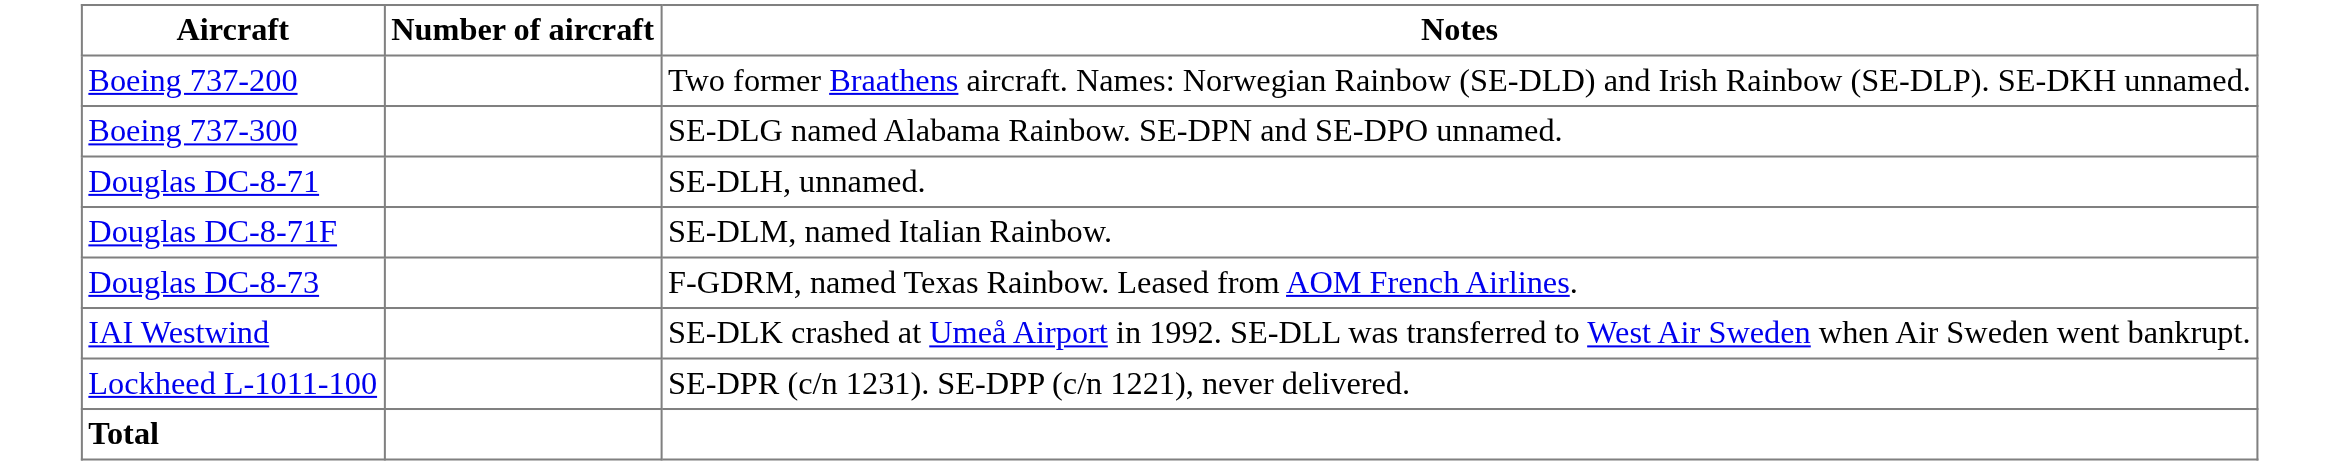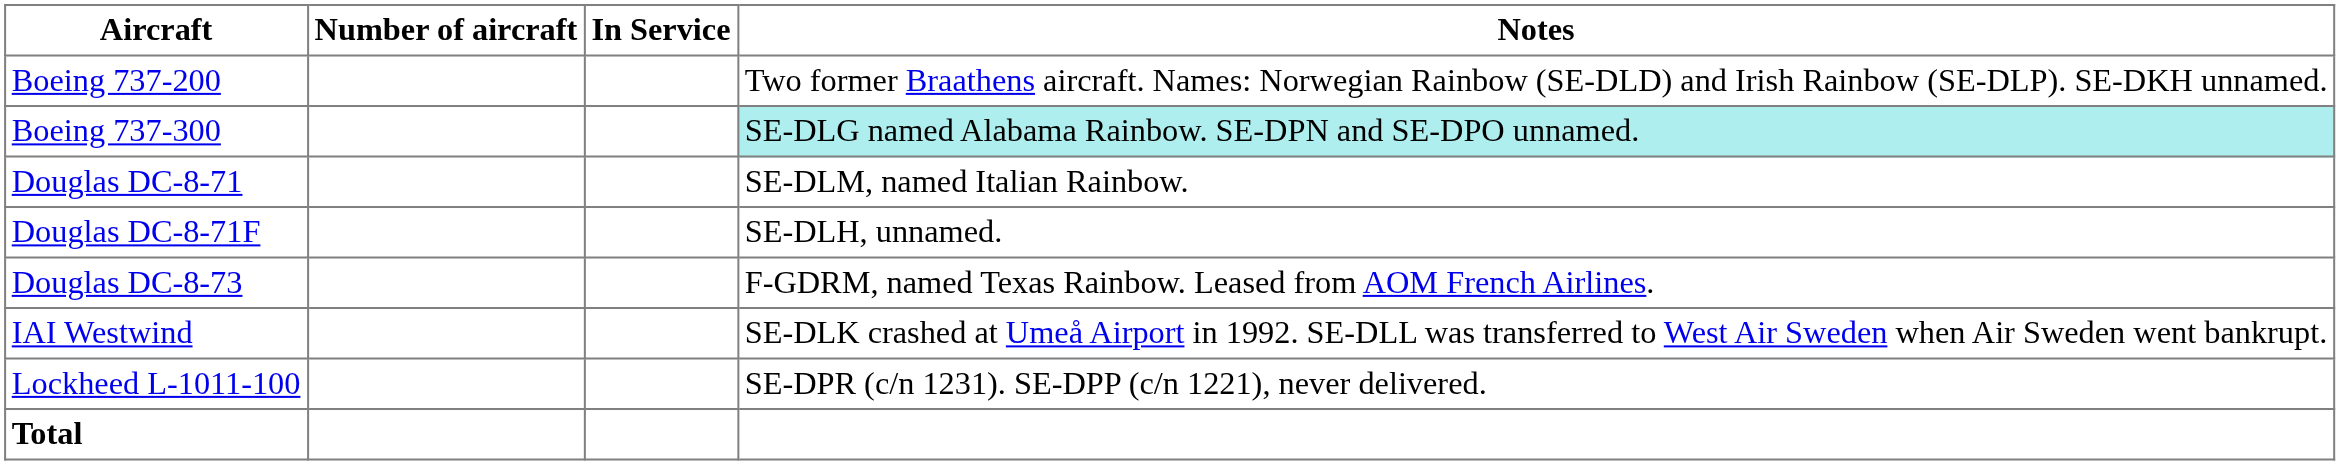+ column: (661, 29)
(1115, 130) no background -> (1192, 130) paleturquoise background
(797, 181) SE-DLH, unnamed. -> (967, 181) SE-DLM, named Italian Rainbow.
(890, 231) SE-DLM, named Italian Rainbow. -> (873, 231) SE-DLH, unnamed.
